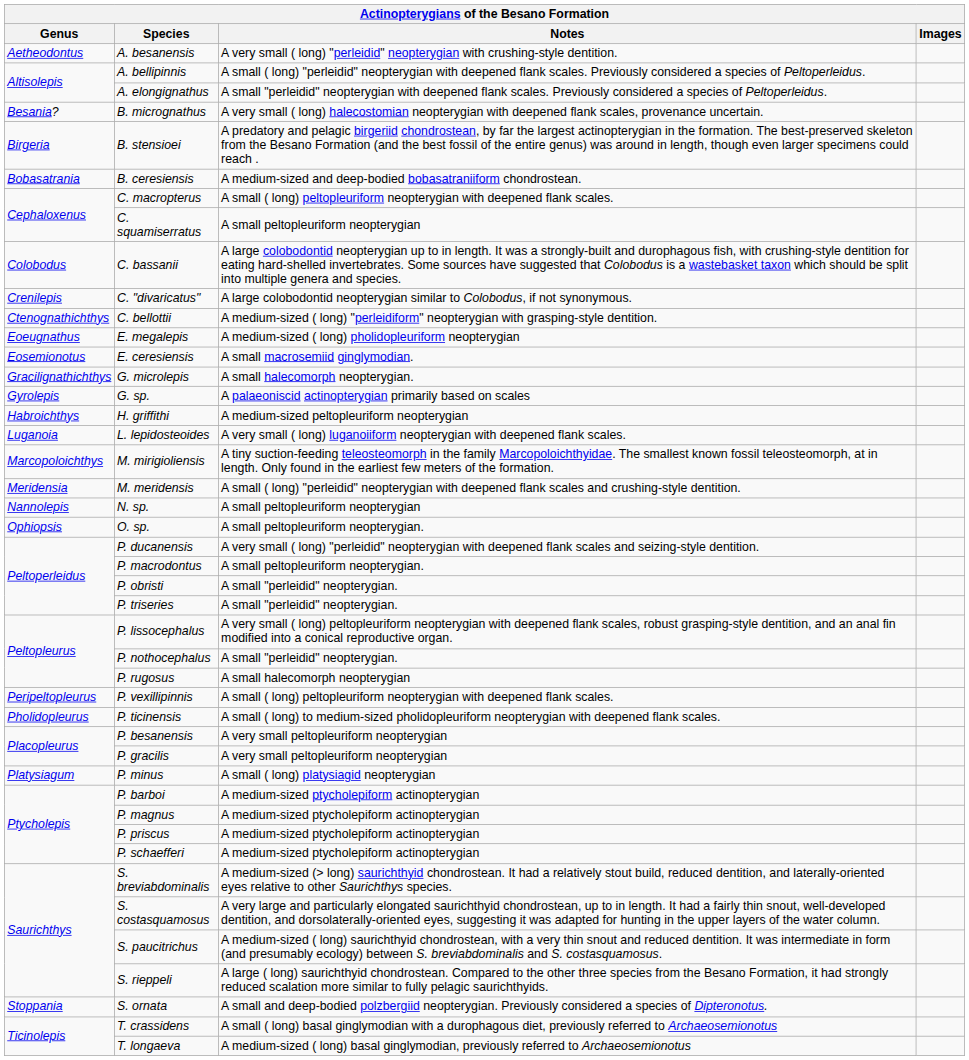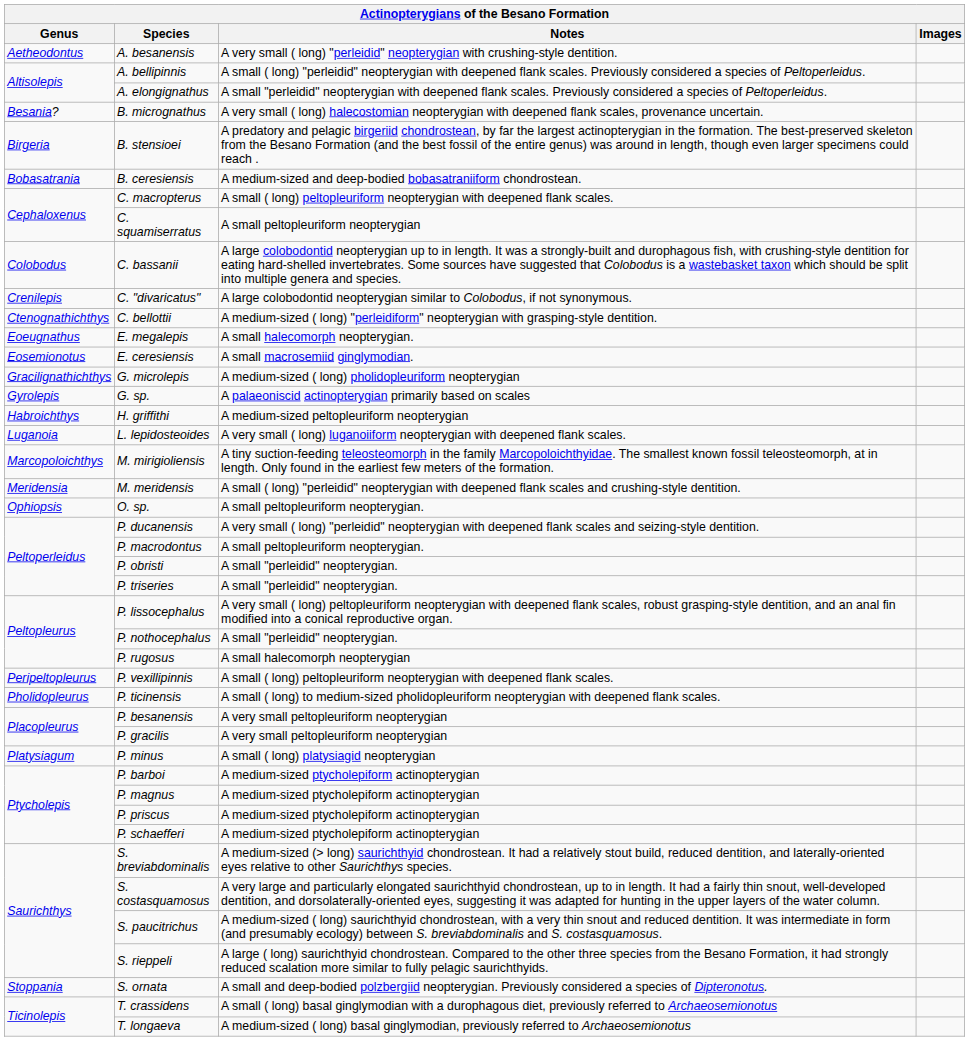(370, 337) A medium-sized ( long) pholidopleuriform neopterygian -> (317, 337) A small halecomorph neopterygian.
(317, 376) A small halecomorph neopterygian. -> (370, 376) A medium-sized ( long) pholidopleuriform neopterygian
- row: (133, 507)
